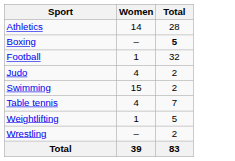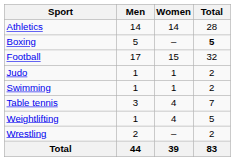+ column: (135, 12)
(136, 57) 1 -> (174, 57) 15
(136, 73) 4 -> (174, 73) 1
(136, 88) 15 -> (174, 88) 1
(136, 118) 1 -> (174, 118) 4
